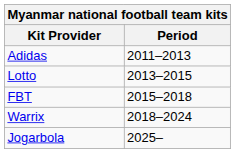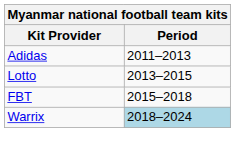(159, 117) no background -> (159, 117) lightblue background
- row: (36, 138)
